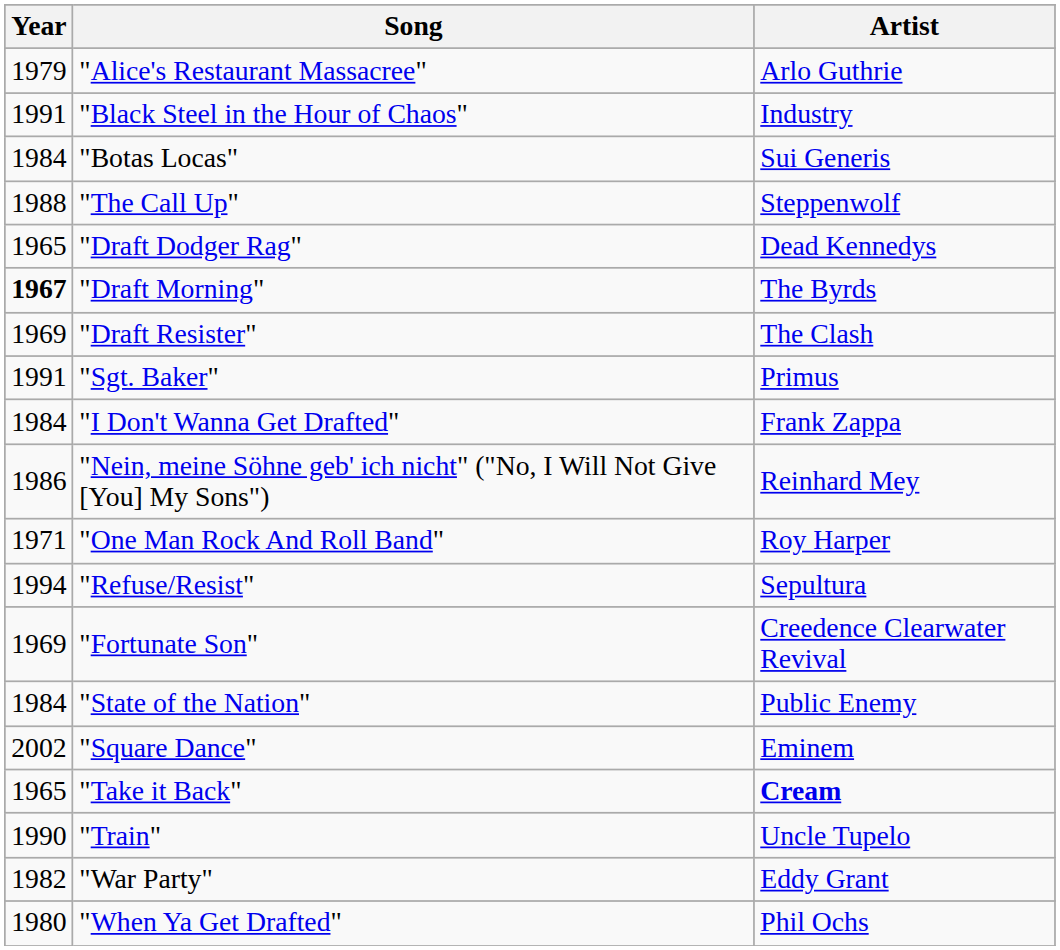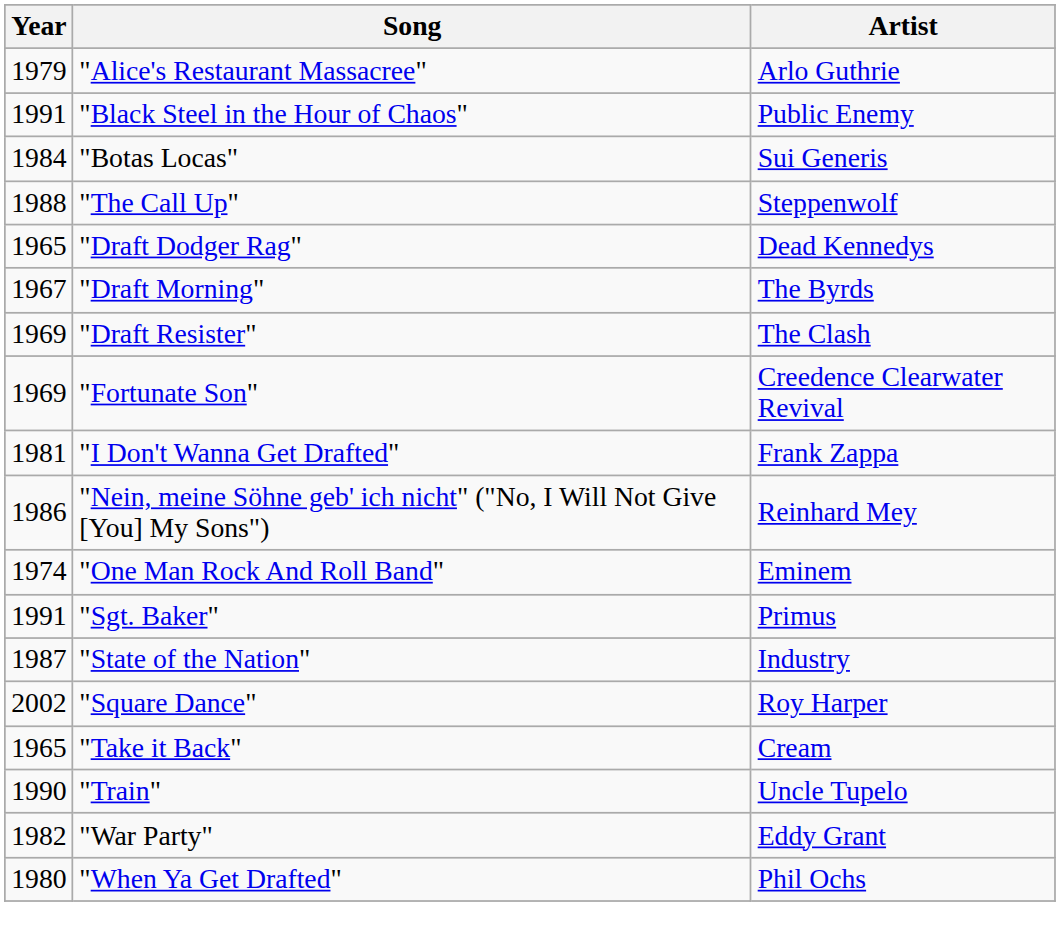(806, 114) Industry -> (836, 114) Public Enemy
(39, 289) bold -> (39, 289) normal
rows swapped: (169, 643) <-> (149, 377)
(39, 421) 1984 -> (39, 452) 1981
(39, 540) 1971 -> (39, 571) 1974
(825, 540) Roy Harper -> (805, 571) Eminem
- row: (167, 584)
(39, 703) 1984 -> (39, 659) 1987
(838, 703) Public Enemy -> (804, 659) Industry
(807, 747) Eminem -> (823, 703) Roy Harper
(801, 791) bold -> (795, 747) normal
